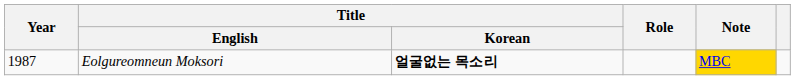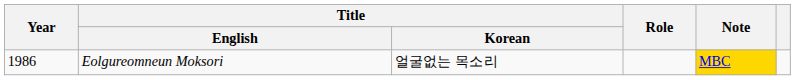(22, 62) 1987 -> (22, 62) 1986
(446, 61) bold -> (446, 61) normal
